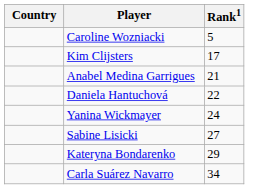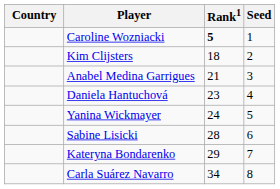+ column: (259, 15)
(210, 37) normal -> (210, 37) bold
(213, 56) 17 -> (213, 56) 18
(213, 95) 22 -> (213, 95) 23
(213, 134) 27 -> (213, 134) 28
